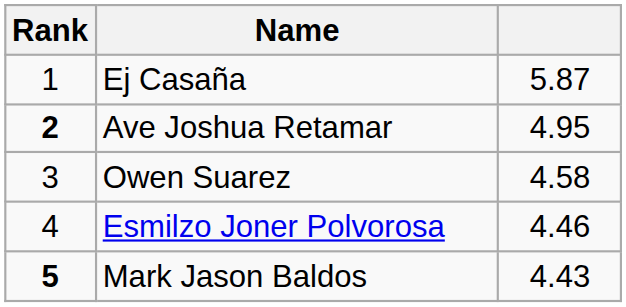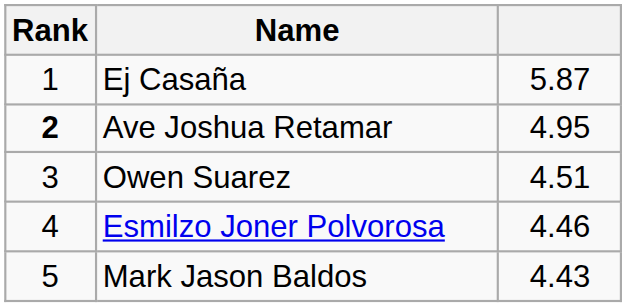(560, 177) 4.58 -> (560, 177) 4.51
(50, 275) bold -> (50, 275) normal
